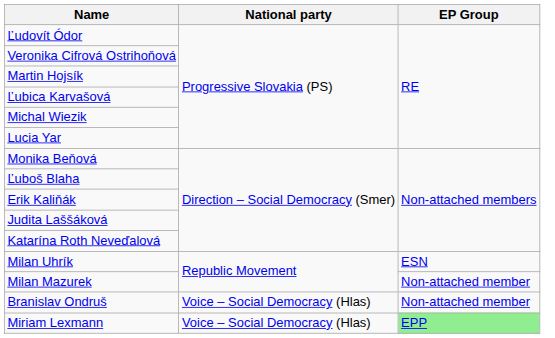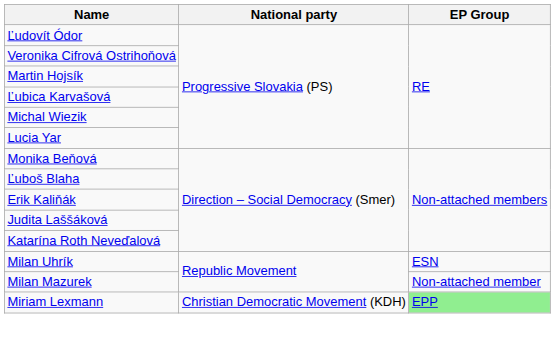- row: (57, 302)
(276, 323) Voice – Social Democracy (Hlas) -> (294, 302) Christian Democratic Movement (KDH)
